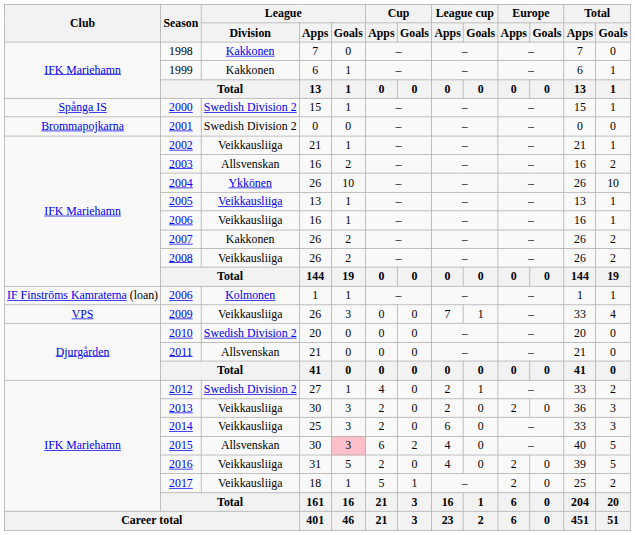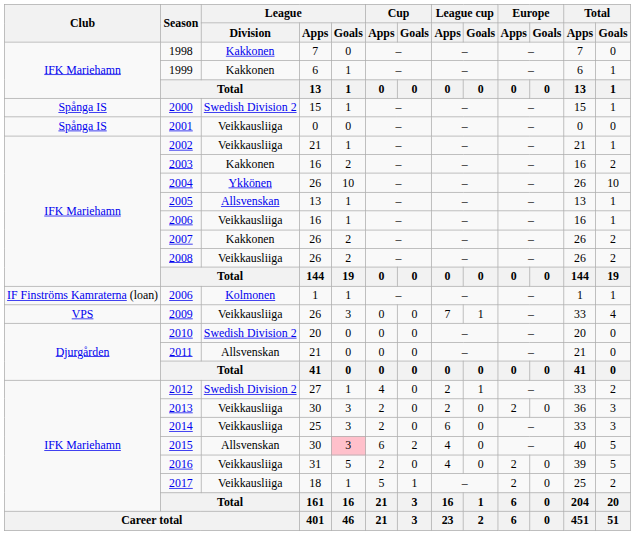(83, 126) Brommapojkarna -> (83, 126) Spånga IS
(250, 126) Swedish Division 2 -> (250, 126) Veikkausliiga
(250, 164) Allsvenskan -> (250, 164) Kakkonen
(250, 201) Veikkausliiga -> (250, 201) Allsvenskan
